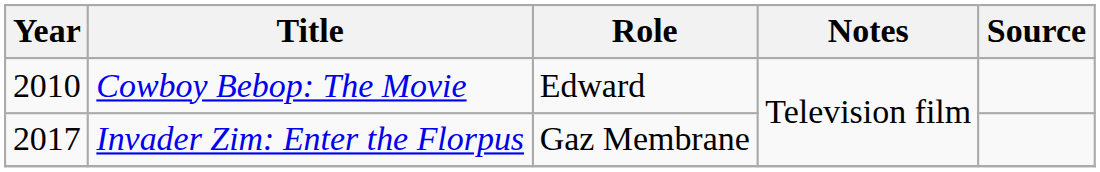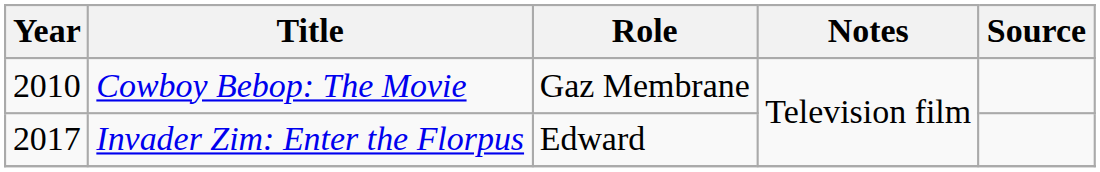(592, 85) Edward -> (645, 85) Gaz Membrane
(645, 138) Gaz Membrane -> (592, 138) Edward
